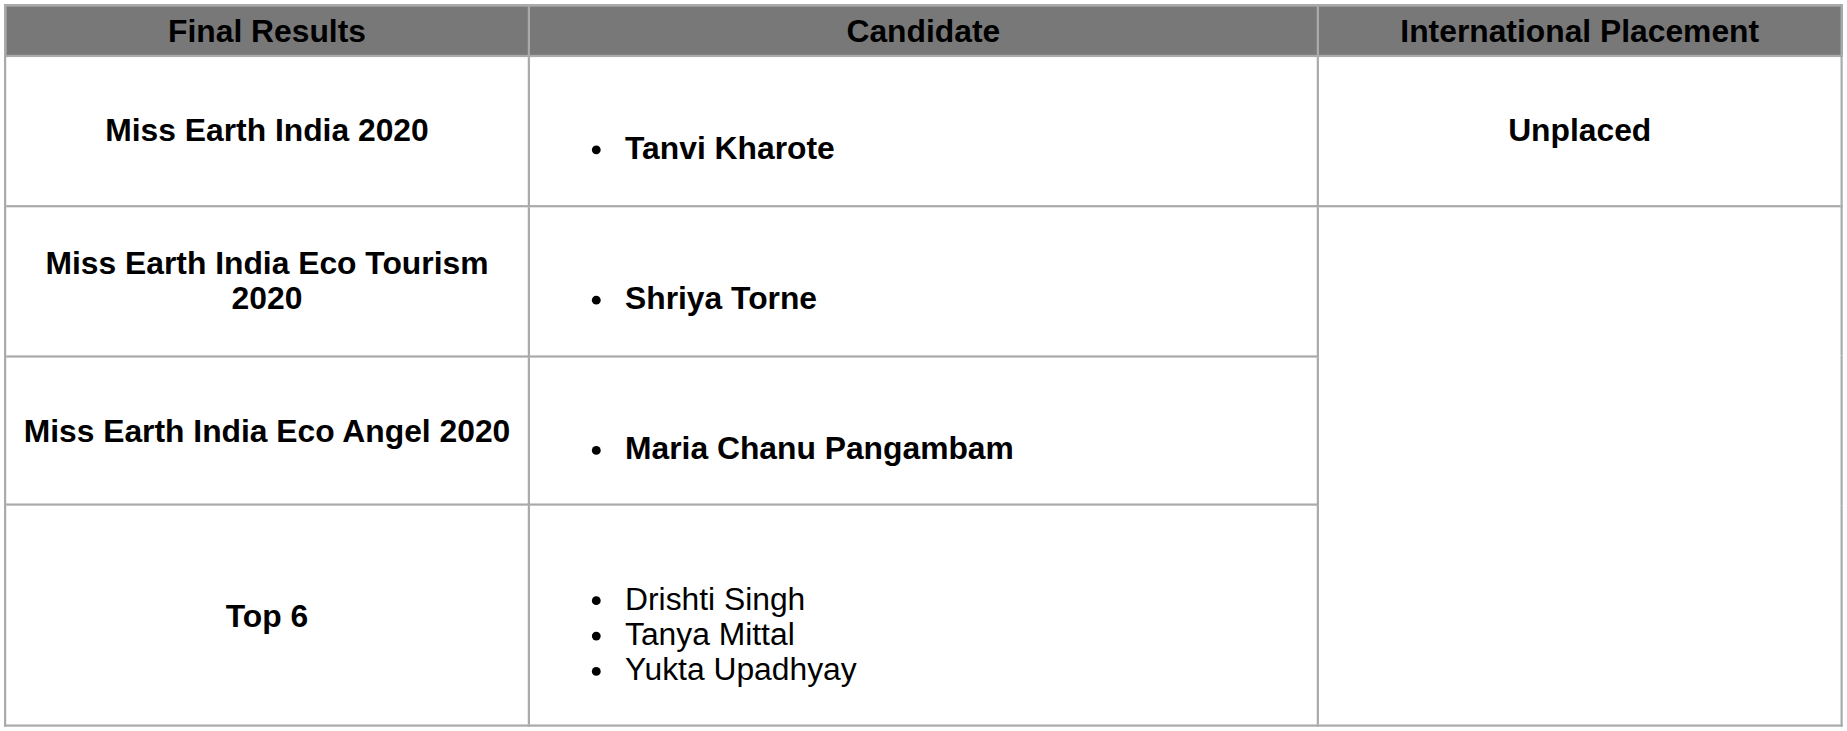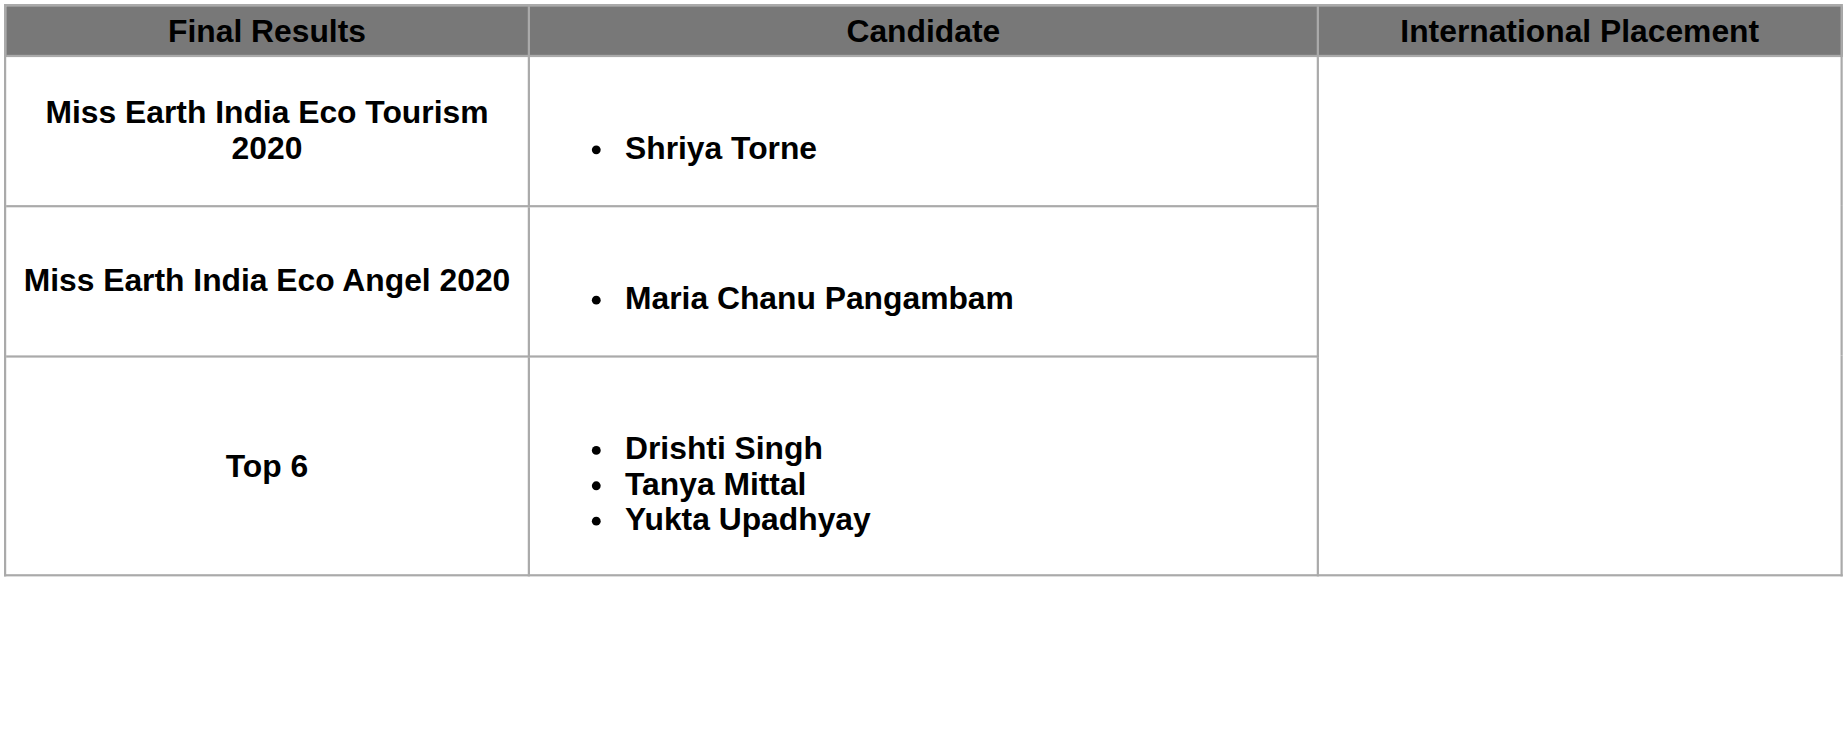- row: (267, 131)
(923, 634) normal -> (923, 484) bold
